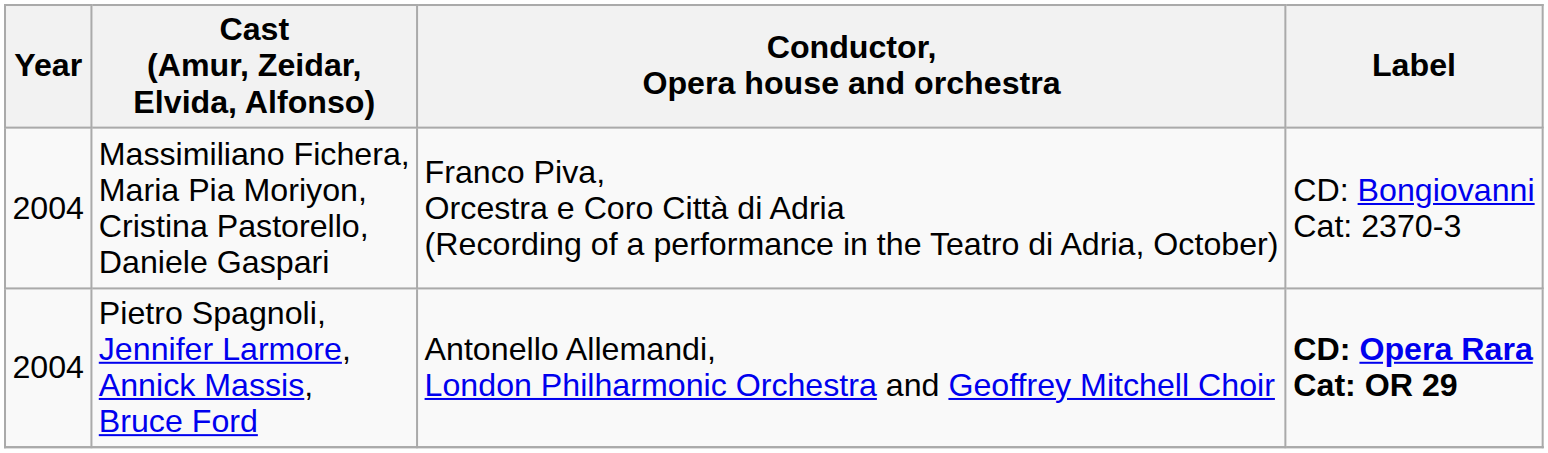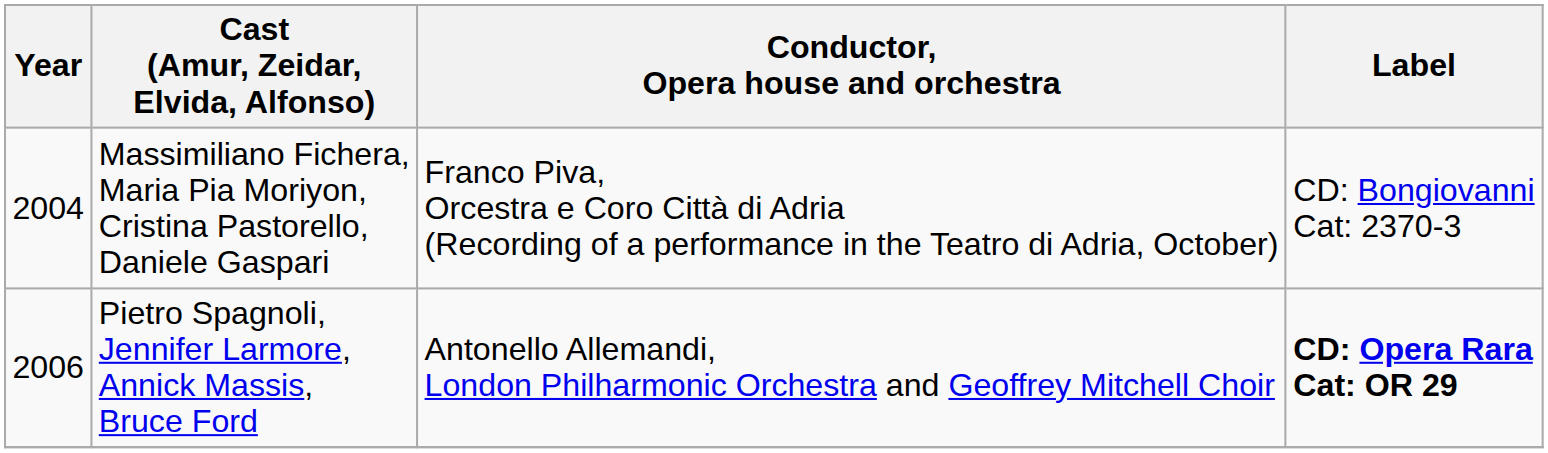(48, 367) 2004 -> (48, 367) 2006
